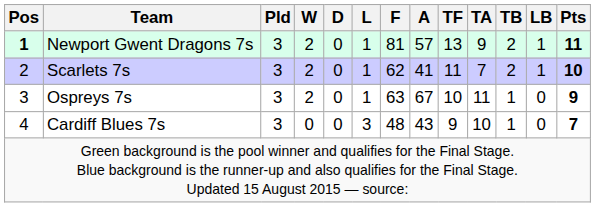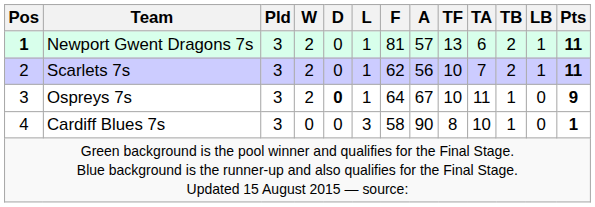(482, 44) 9 -> (482, 44) 6
(424, 71) 41 -> (424, 71) 56
(453, 71) 11 -> (453, 71) 10
(573, 71) 10 -> (573, 71) 11
(338, 97) normal -> (338, 97) bold
(395, 97) 63 -> (395, 97) 64
(395, 124) 48 -> (395, 124) 58
(424, 124) 43 -> (424, 124) 90
(453, 124) 9 -> (453, 124) 8
(573, 124) 7 -> (573, 124) 1
